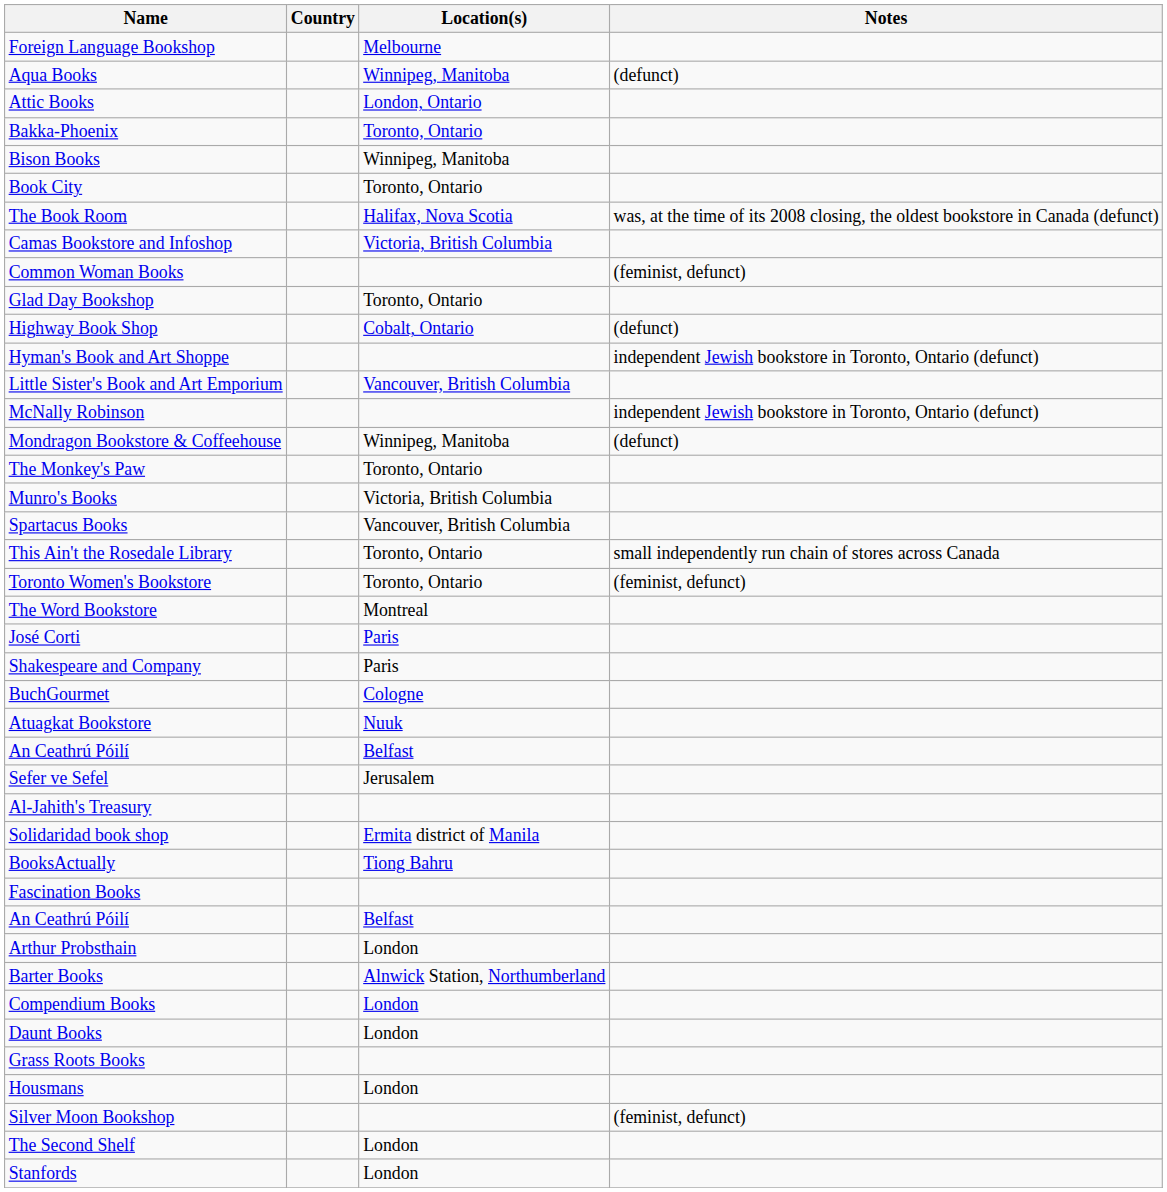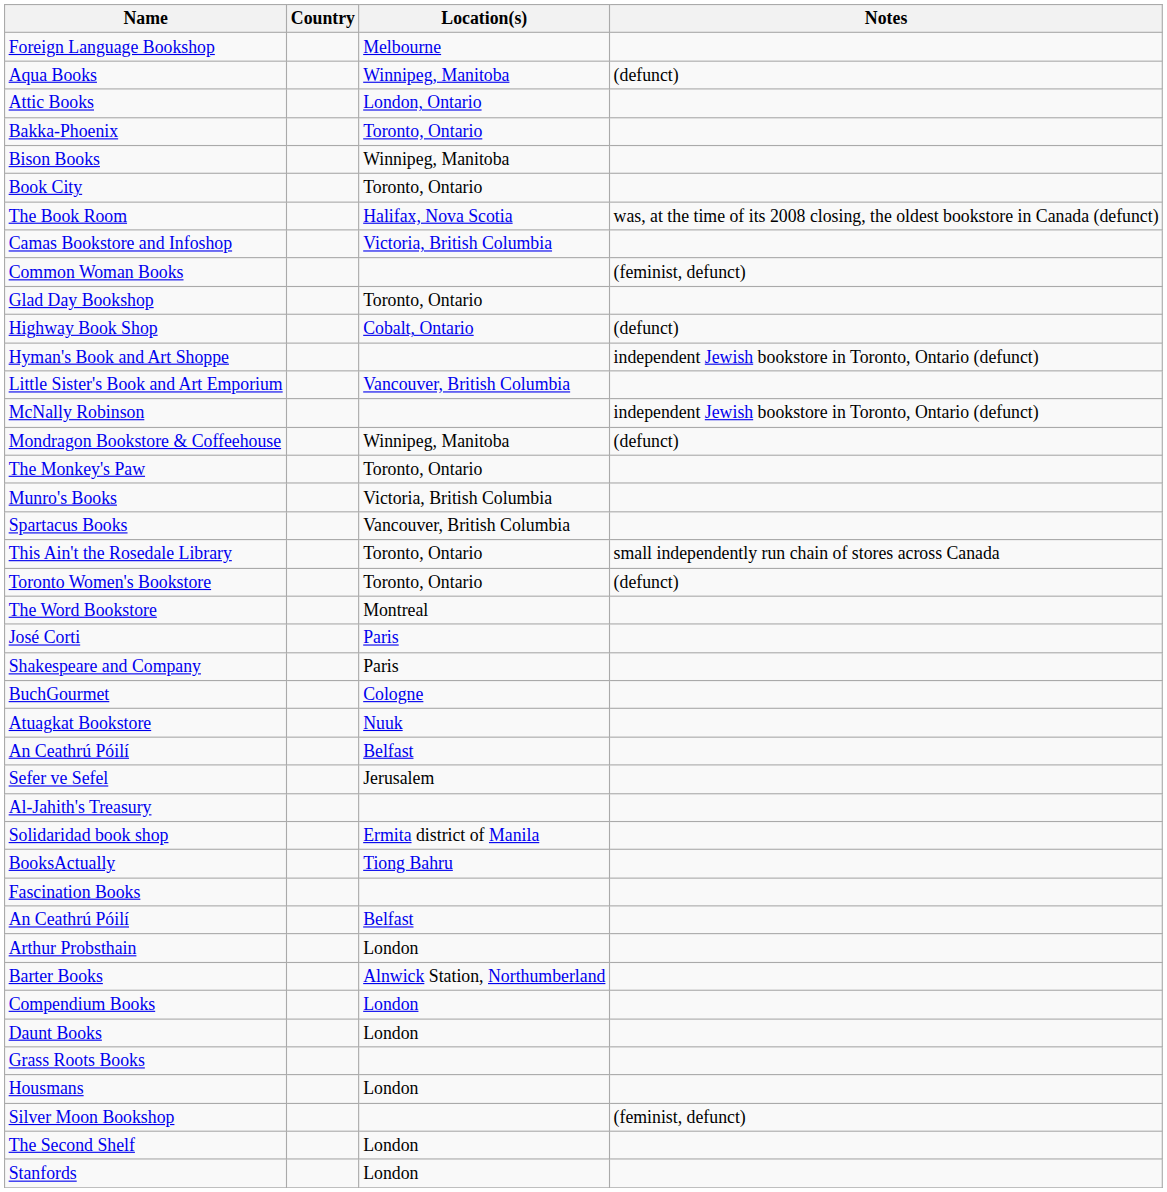(680, 581) (feminist, defunct) -> (646, 581) (defunct)
